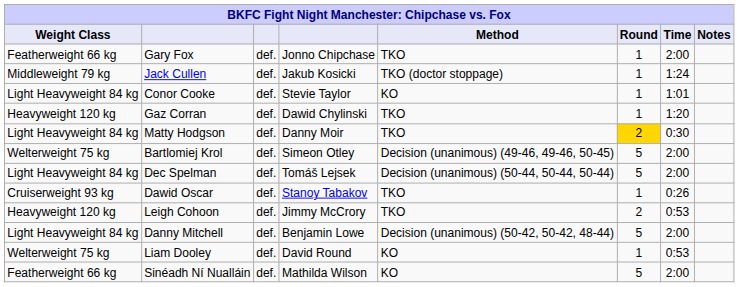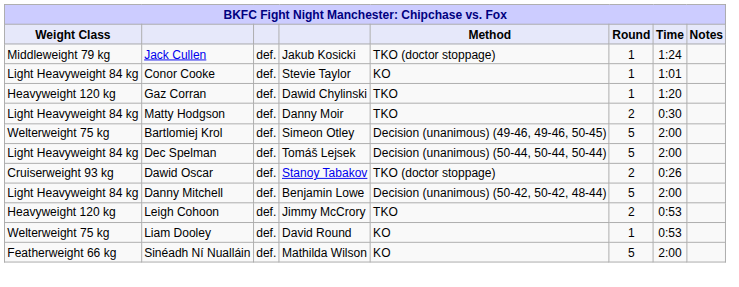- row: (169, 54)
(639, 133) gold background -> (631, 113) no background
(393, 193) TKO -> (434, 173) TKO (doctor stoppage)
(639, 193) 1 -> (631, 173) 2
rows swapped: (184, 232) <-> (182, 212)
